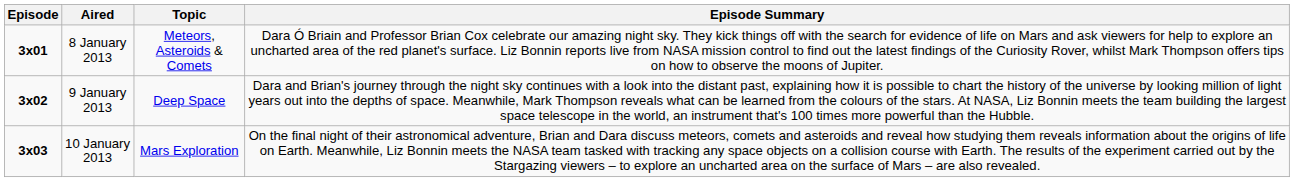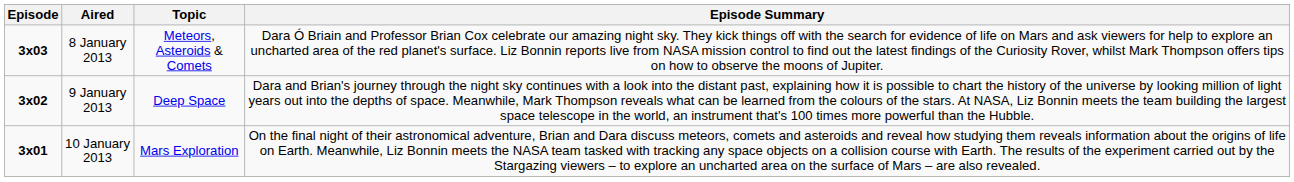(33, 50) 3x01 -> (33, 50) 3x03
(33, 151) 3x03 -> (33, 151) 3x01
